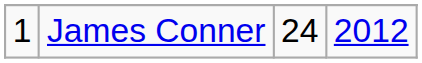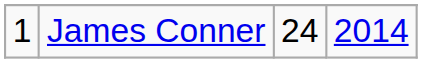(371, 31) 2012 -> (371, 31) 2014
